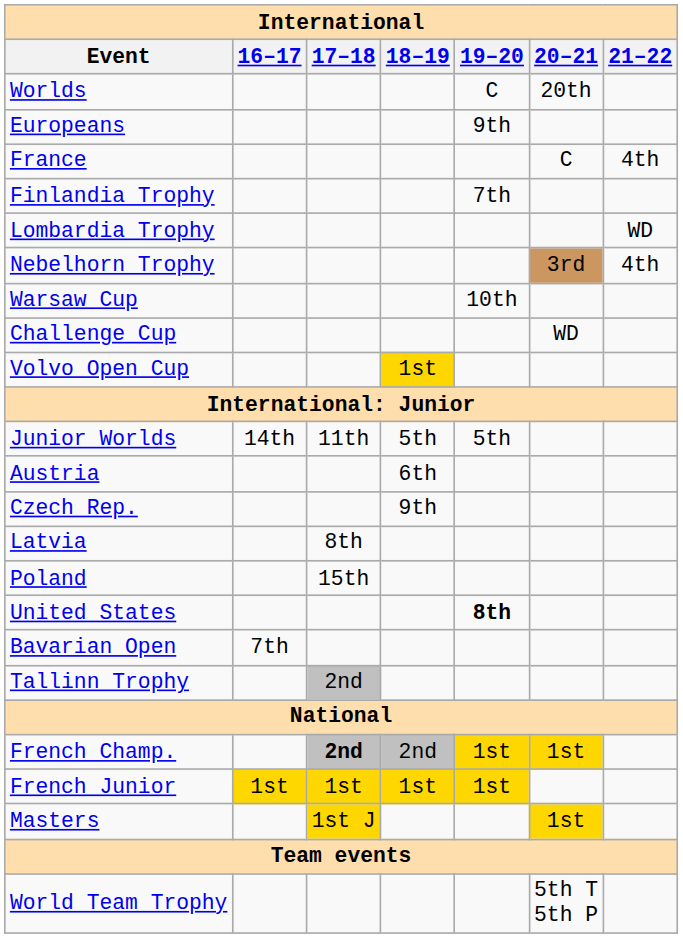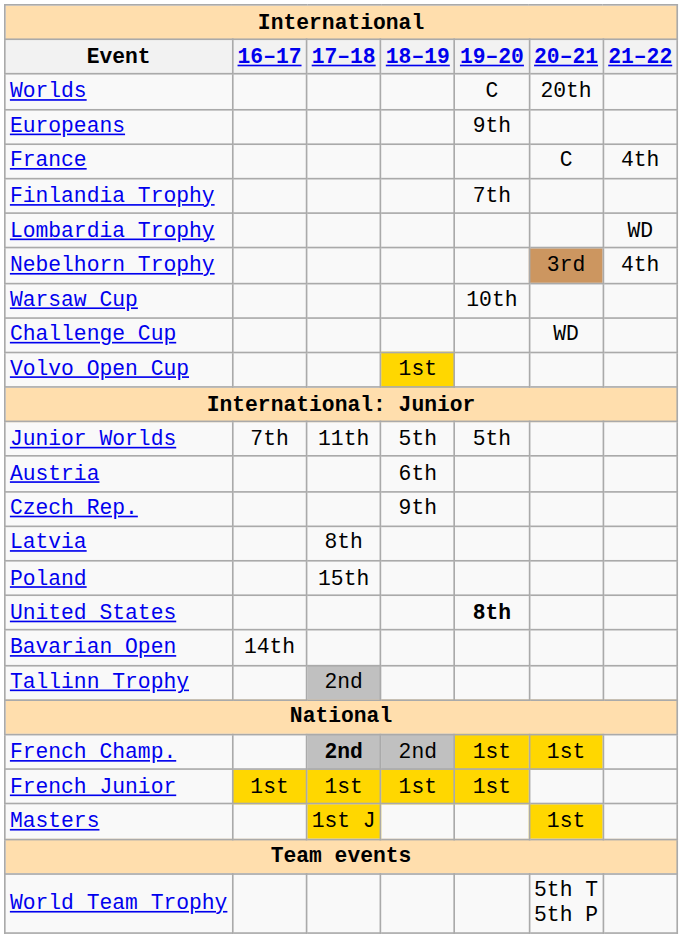(270, 439) 14th -> (270, 439) 7th
(270, 648) 7th -> (270, 648) 14th
